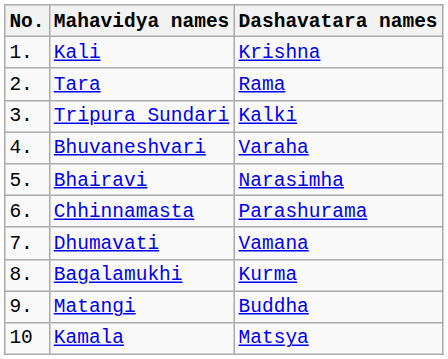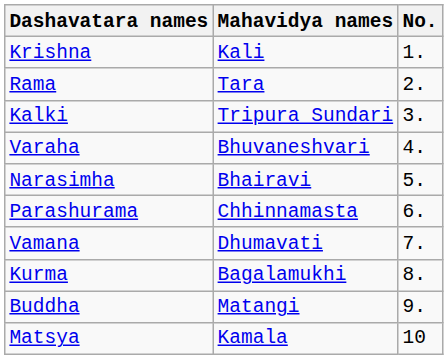columns swapped: (27, 21) <-> (338, 21)
